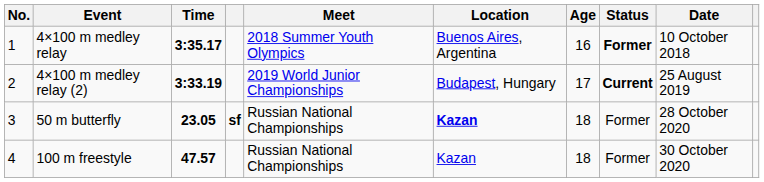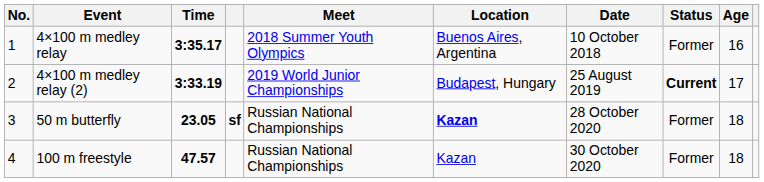columns swapped: (704, 15) <-> (583, 15)
(628, 45) bold -> (691, 45) normal
